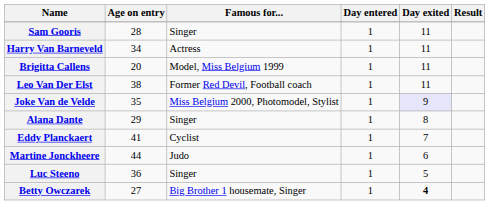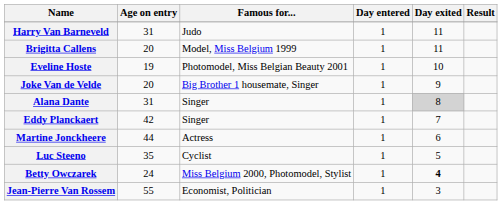- row: (55, 31)
(136, 48) 34 -> (149, 31) 31
(185, 48) Actress -> (192, 31) Judo
- row: (55, 84)
+ row: (61, 66)
(136, 102) 35 -> (149, 84) 20
(254, 102) Miss Belgium 2000, Photomodel, Stylist -> (250, 84) Big Brother 1 housemate, Singer
(426, 102) lavender background -> (438, 84) no background
(136, 120) 29 -> (149, 102) 31
(426, 120) no background -> (438, 102) lightgrey background
(136, 137) 41 -> (149, 120) 42
(184, 137) Cyclist -> (195, 120) Singer
(179, 155) Judo -> (198, 137) Actress
(136, 173) 36 -> (149, 155) 35
(183, 173) Singer -> (197, 155) Cyclist
(136, 191) 27 -> (149, 173) 24
(238, 191) Big Brother 1 housemate, Singer -> (267, 173) Miss Belgium 2000, Photomodel, Stylist
+ row: (61, 191)
